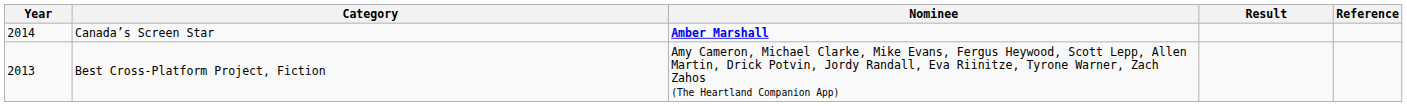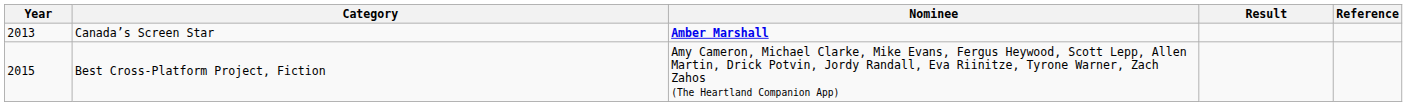(21, 33) 2014 -> (21, 33) 2013
(21, 72) 2013 -> (21, 72) 2015
